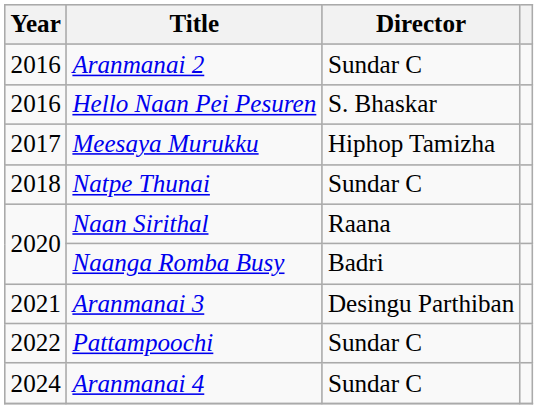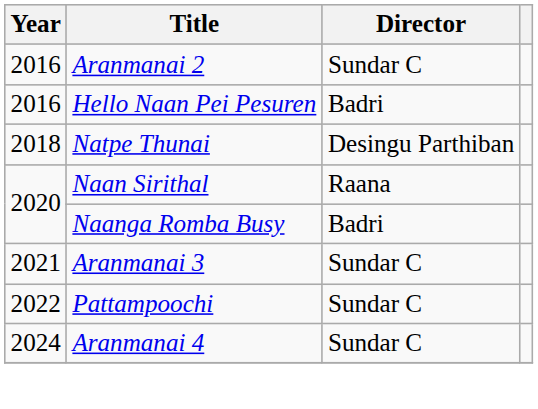(382, 104) S. Bhaskar -> (356, 104) Badri
- row: (166, 143)
(375, 183) Sundar C -> (421, 143) Desingu Parthiban
(421, 303) Desingu Parthiban -> (375, 263) Sundar C
